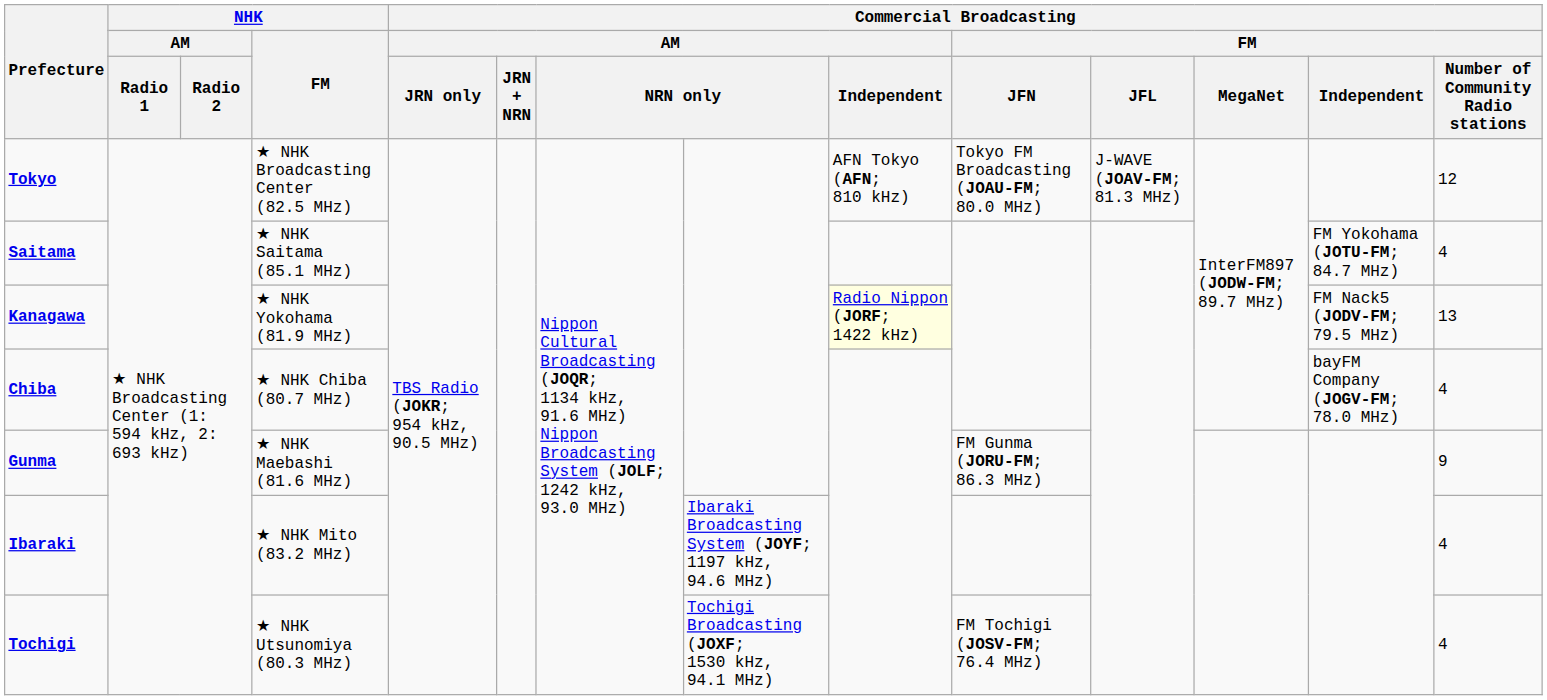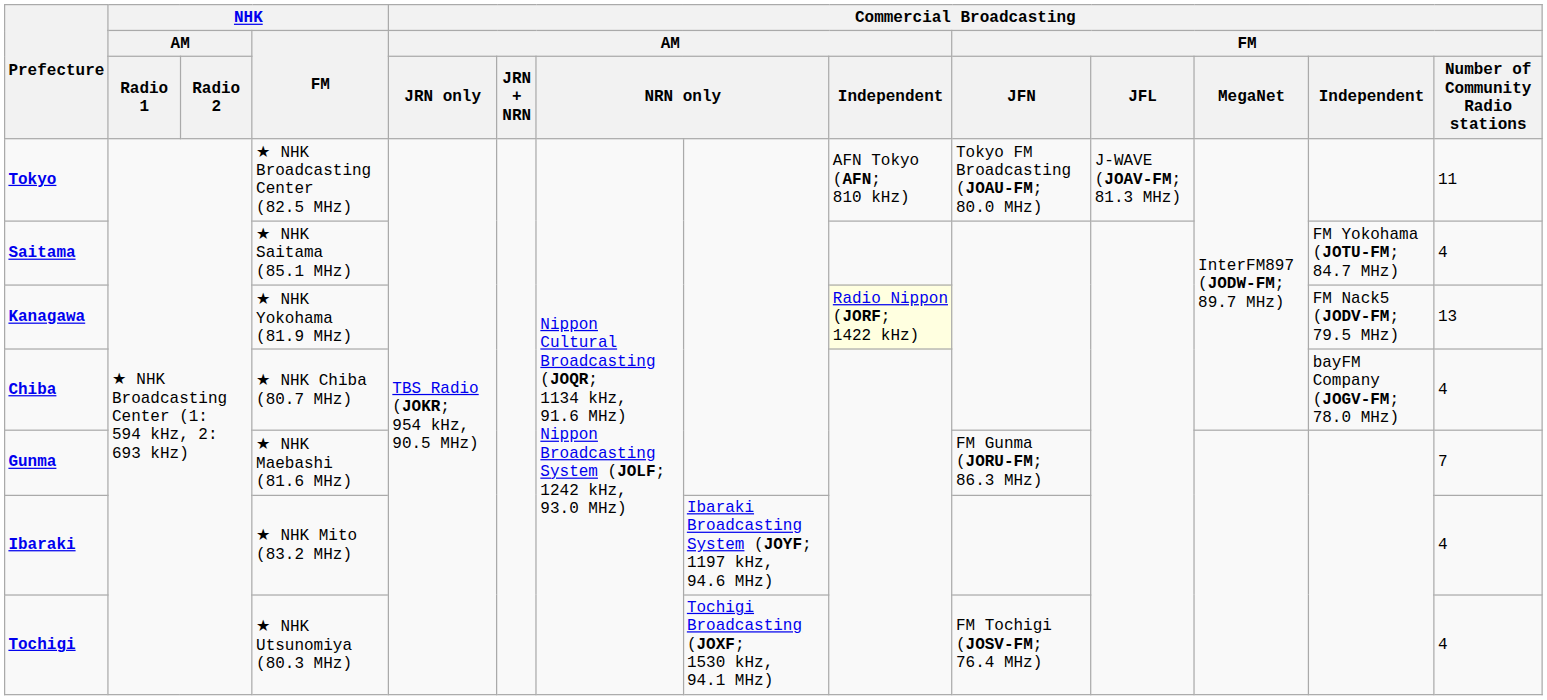(1448, 179) 12 -> (1448, 179) 11
(1443, 463) 9 -> (1443, 463) 7
